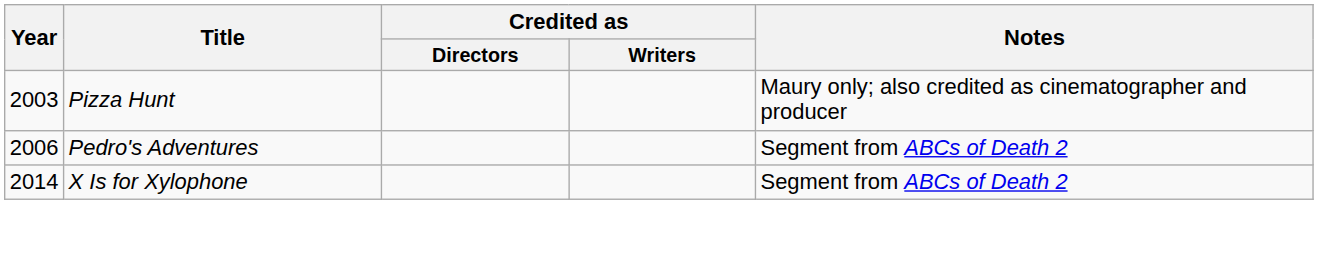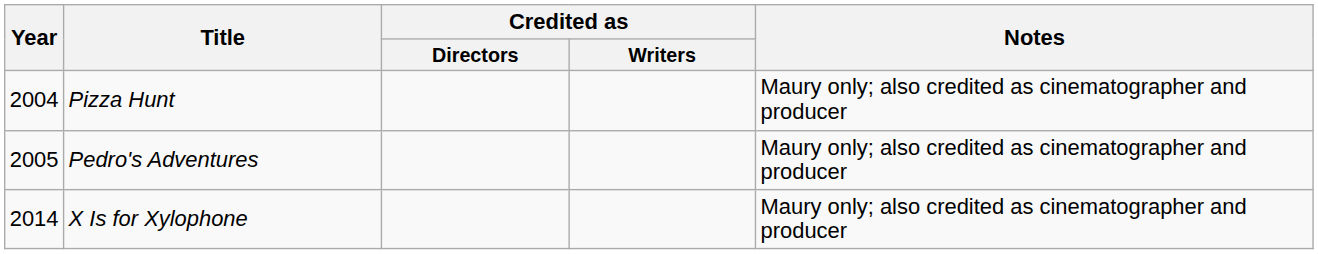(34, 100) 2003 -> (34, 100) 2004
(34, 147) 2006 -> (34, 159) 2005
(914, 147) Segment from ABCs of Death 2 -> (1004, 159) Maury only; also credited as cinematographer and producer
(914, 182) Segment from ABCs of Death 2 -> (1004, 218) Maury only; also credited as cinematographer and producer
